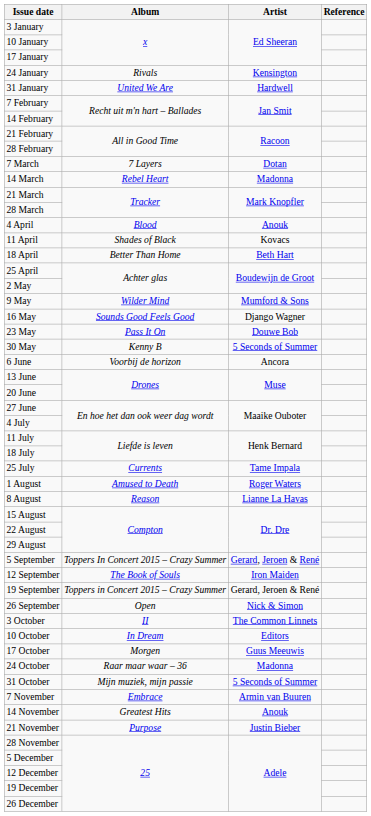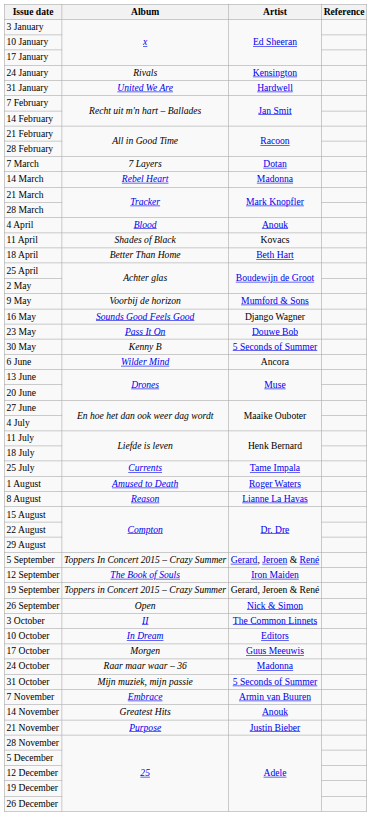(145, 301) Wilder Mind -> (145, 301) Voorbij de horizon
(145, 362) Voorbij de horizon -> (145, 362) Wilder Mind
